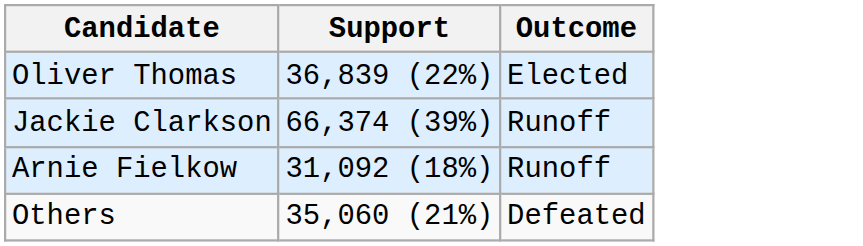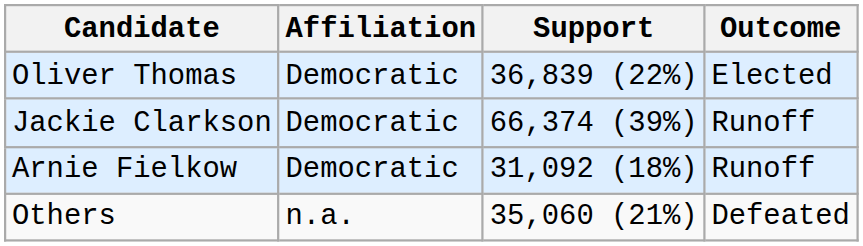+ column: (381, 29)
